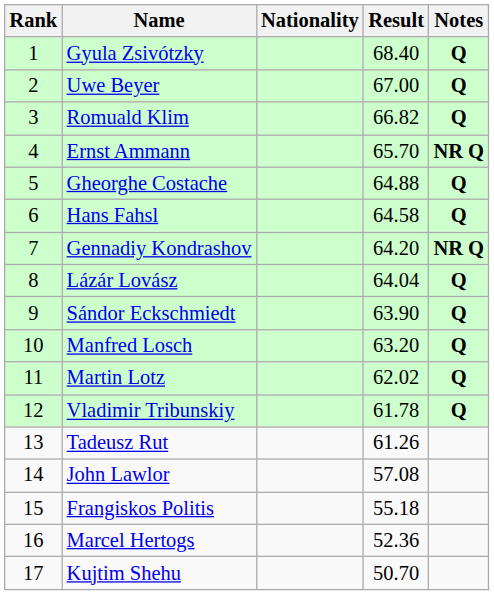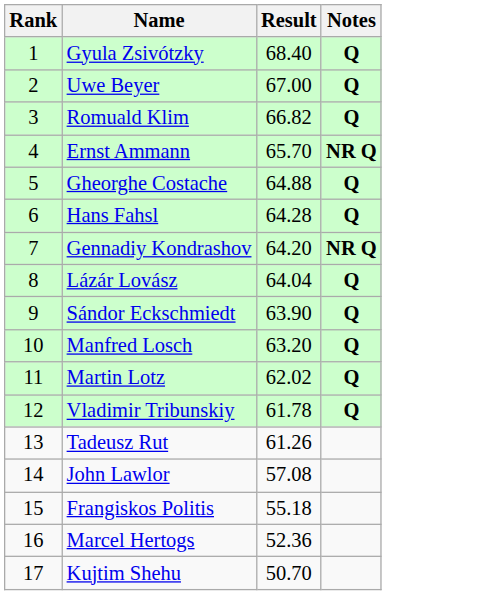- column: (310, 20)
(396, 215) 64.58 -> (289, 215) 64.28
